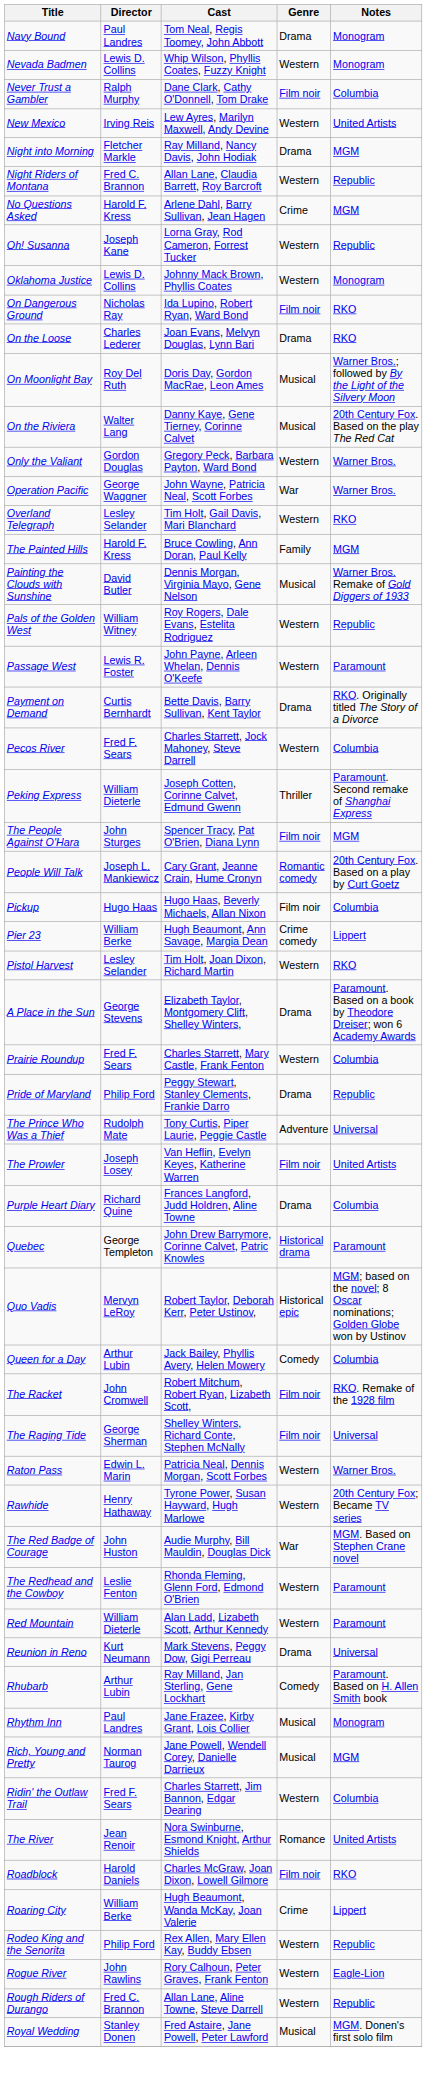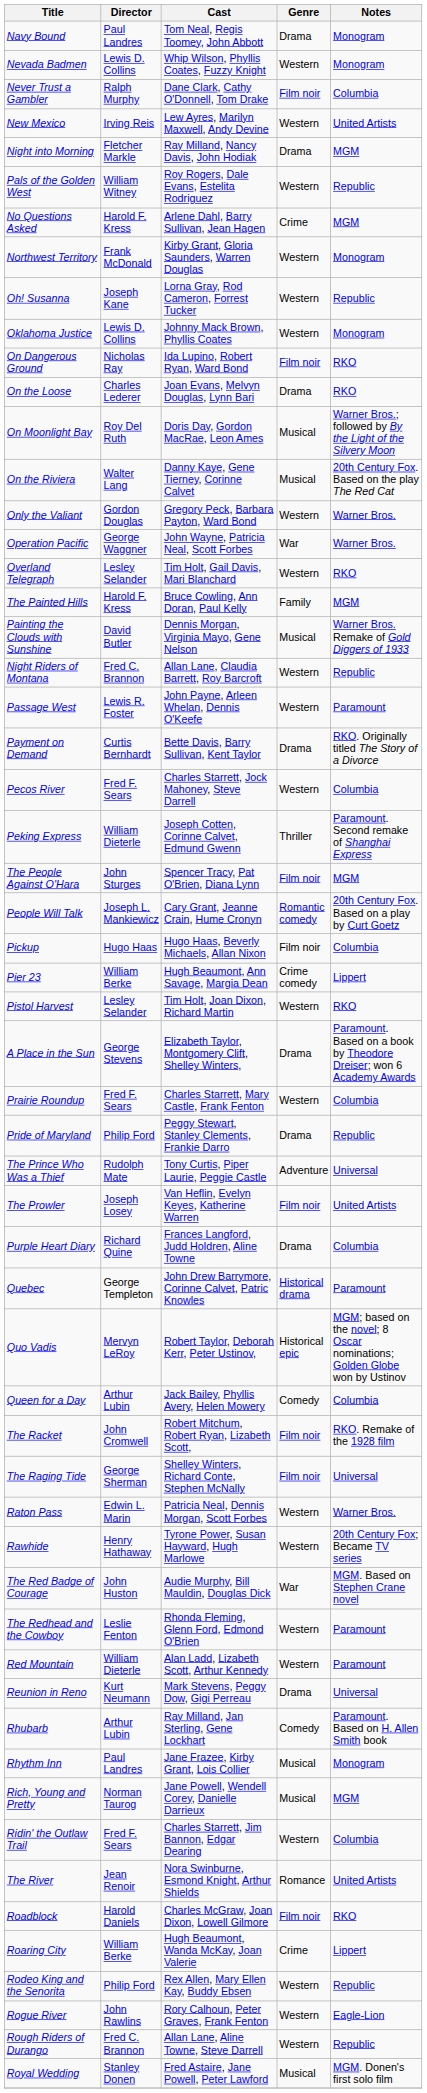rows swapped: (42, 181) <-> (51, 625)
+ row: (52, 257)
